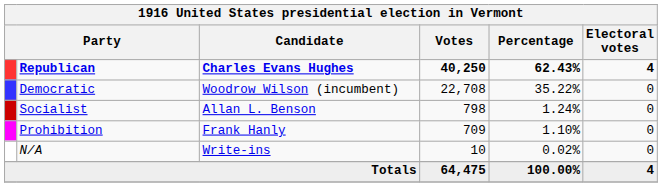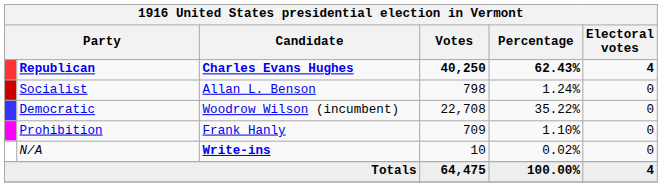rows swapped: (57, 90) <-> (54, 111)
(237, 151) normal -> (237, 151) bold
